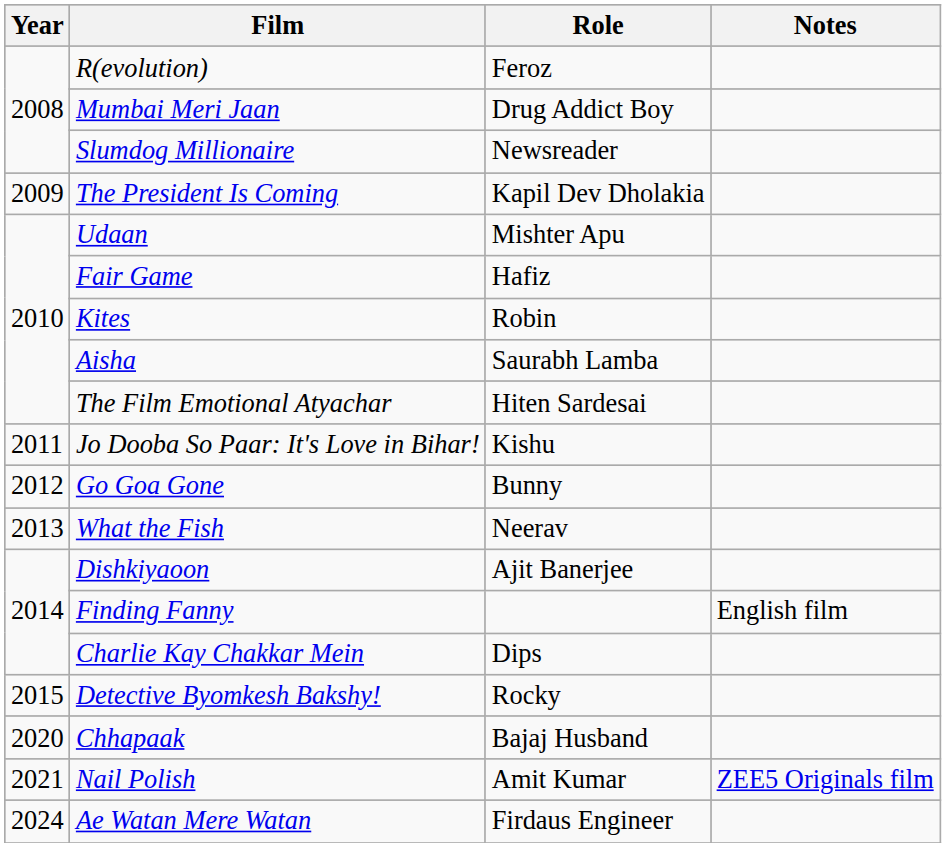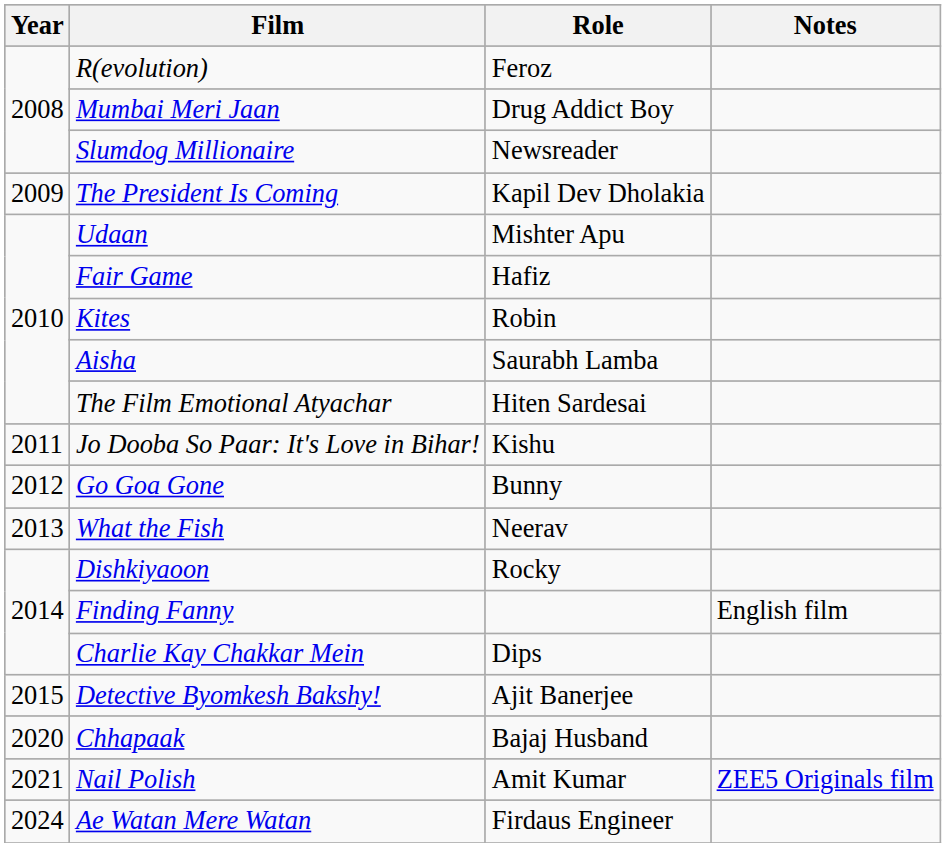(563, 569) Ajit Banerjee -> (526, 569) Rocky
(526, 695) Rocky -> (563, 695) Ajit Banerjee
